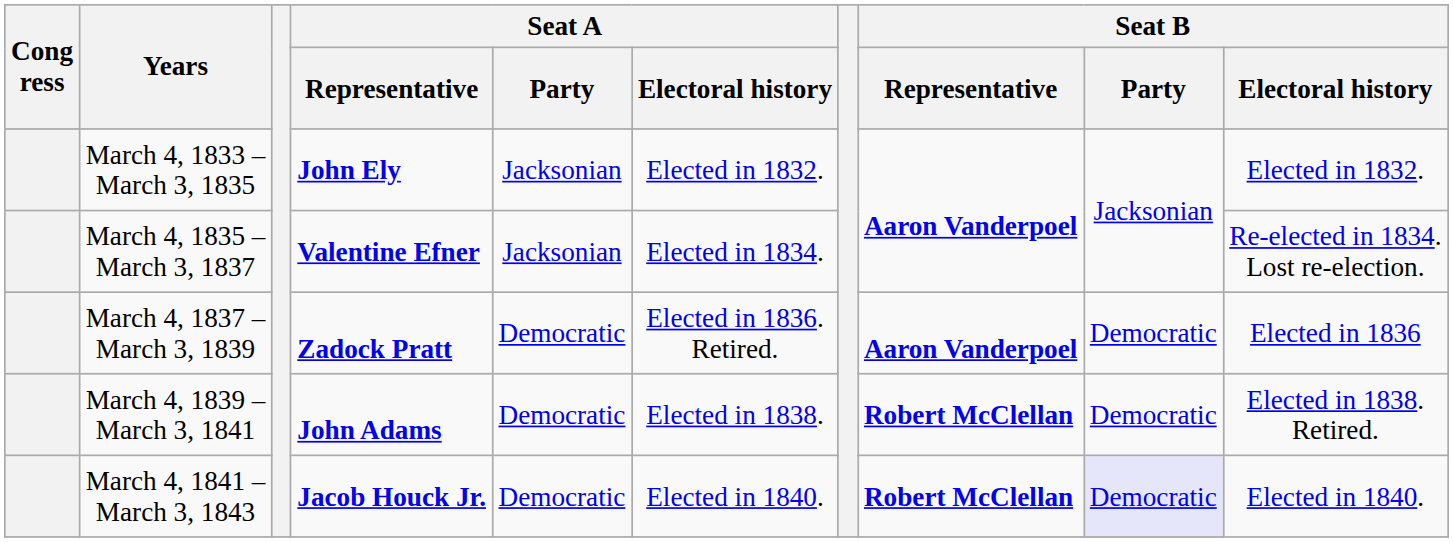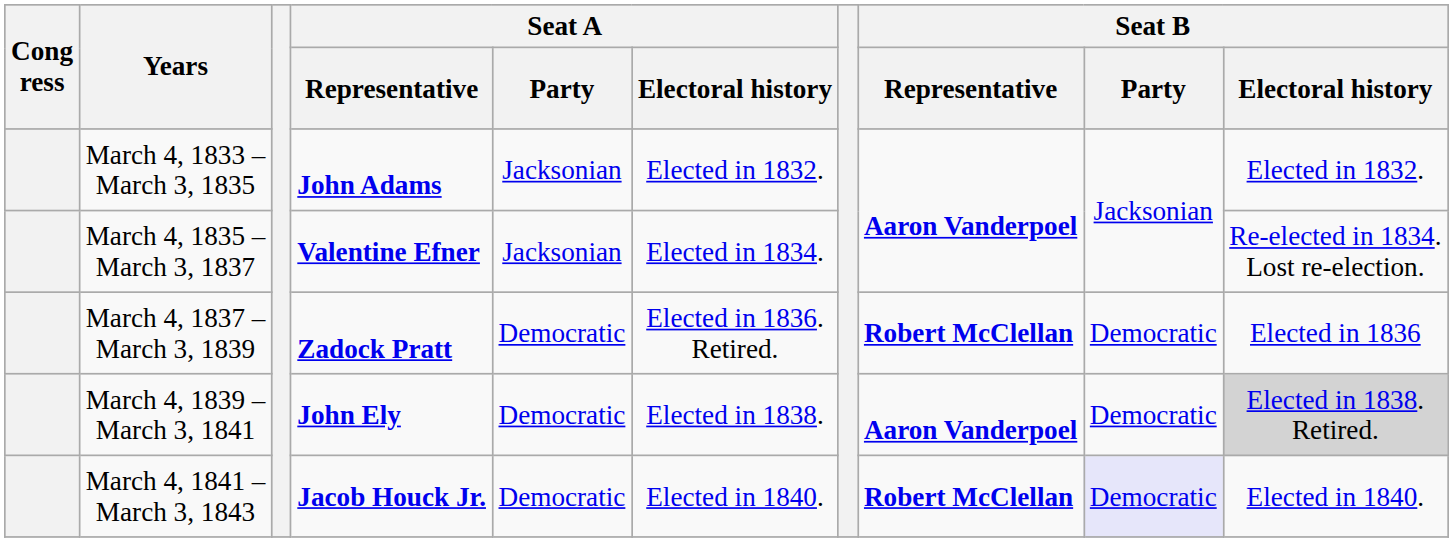(349, 170) John Ely -> (369, 185) John Adams
(971, 348) Aaron Vanderpoel -> (969, 333) Robert McClellan
(369, 430) John Adams -> (349, 414) John Ely
(969, 414) Robert McClellan -> (971, 430) Aaron Vanderpoel
(1335, 414) no background -> (1335, 414) lightgrey background
